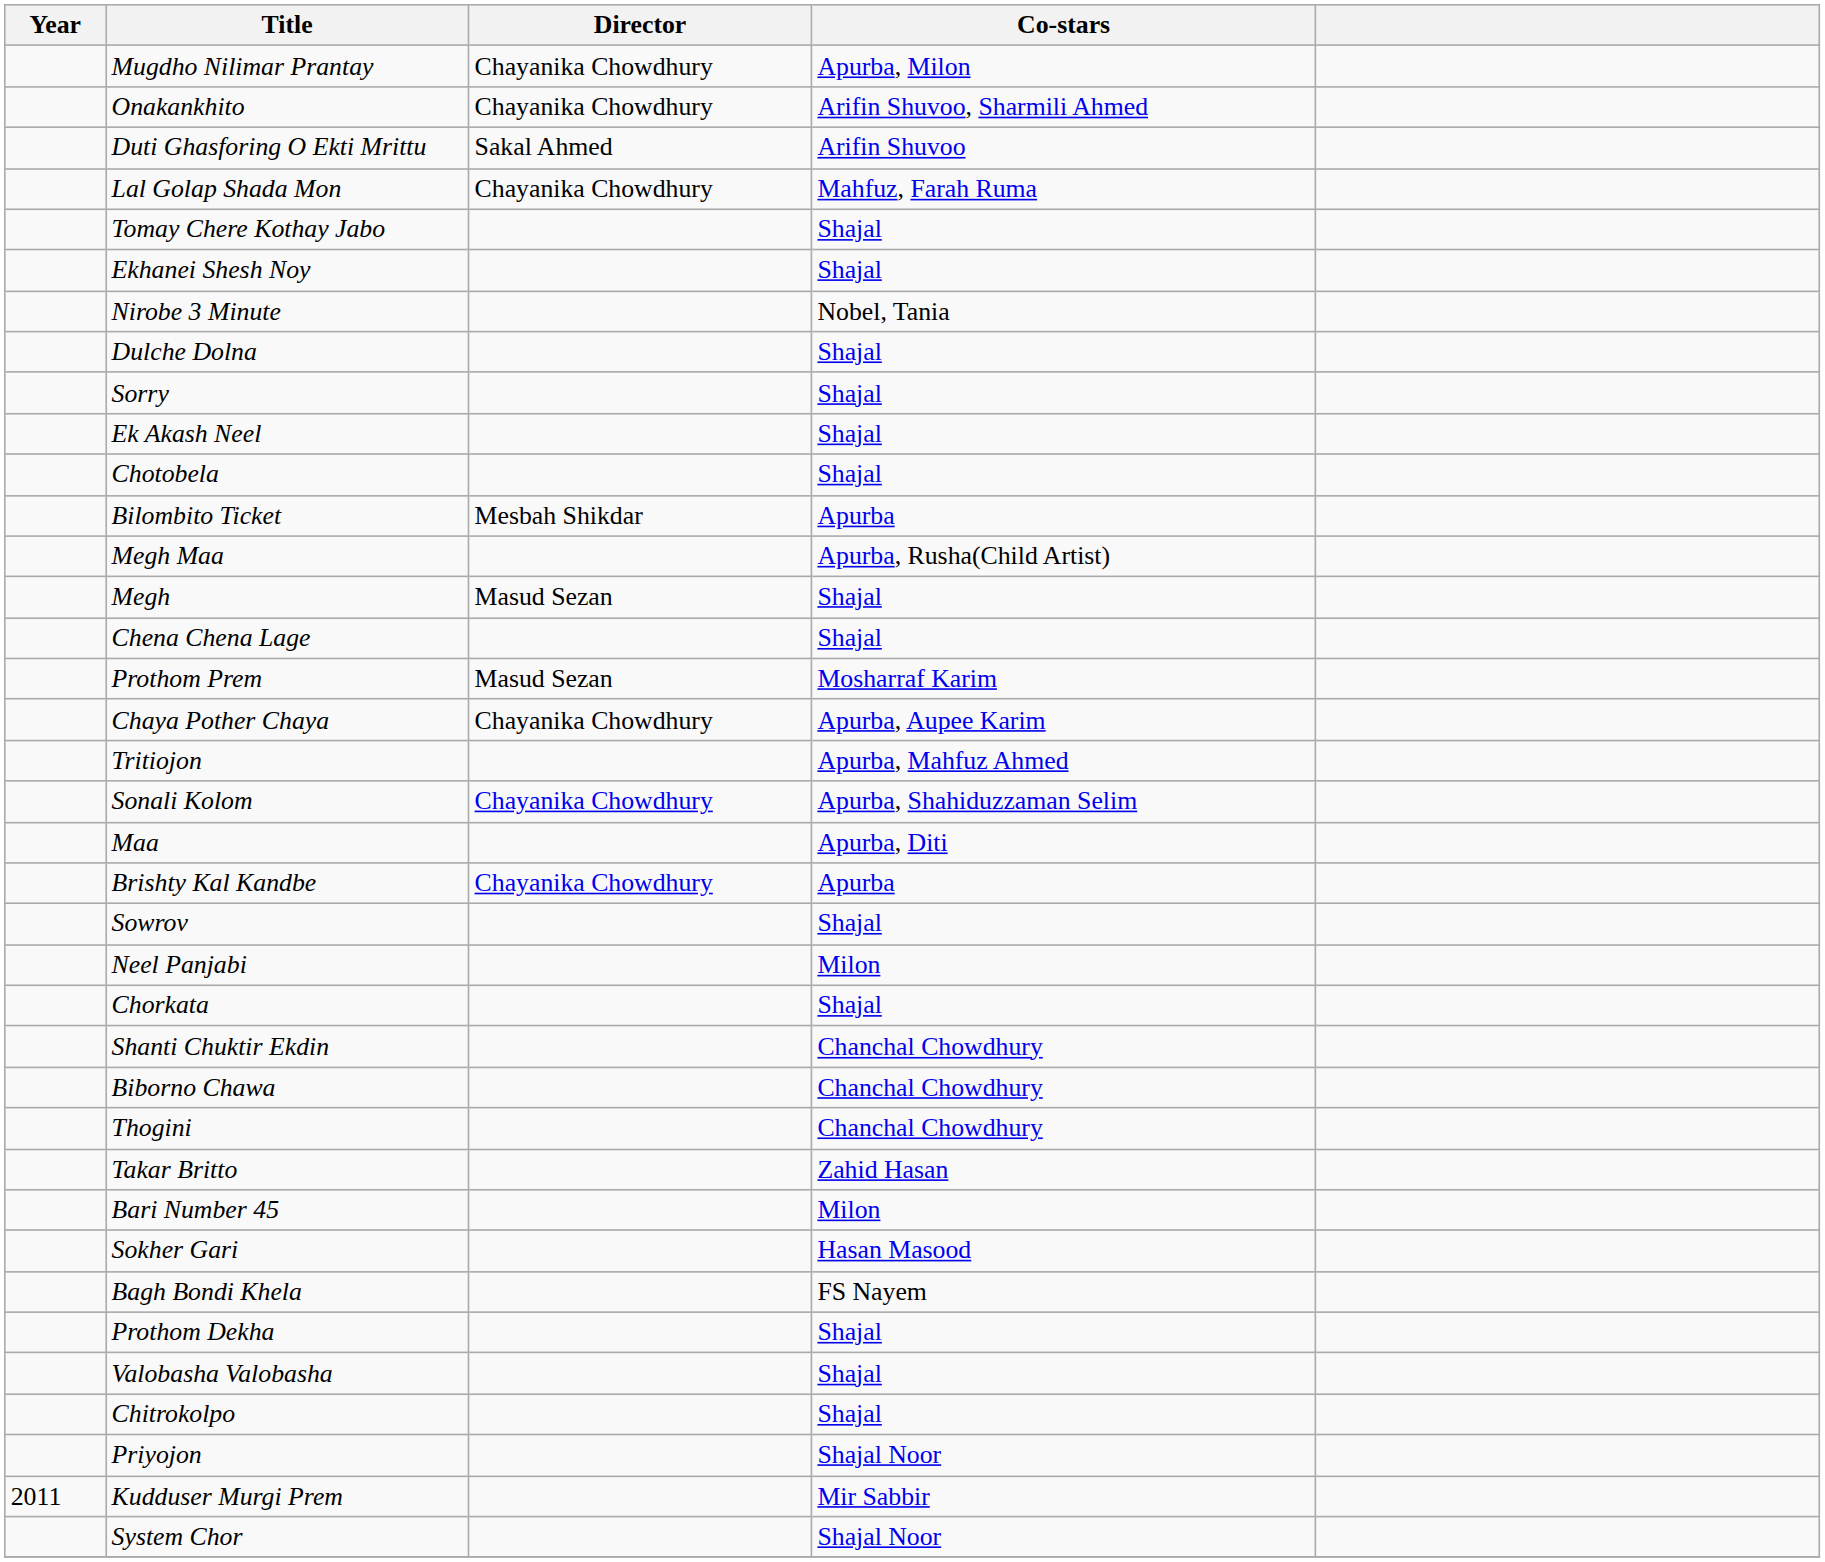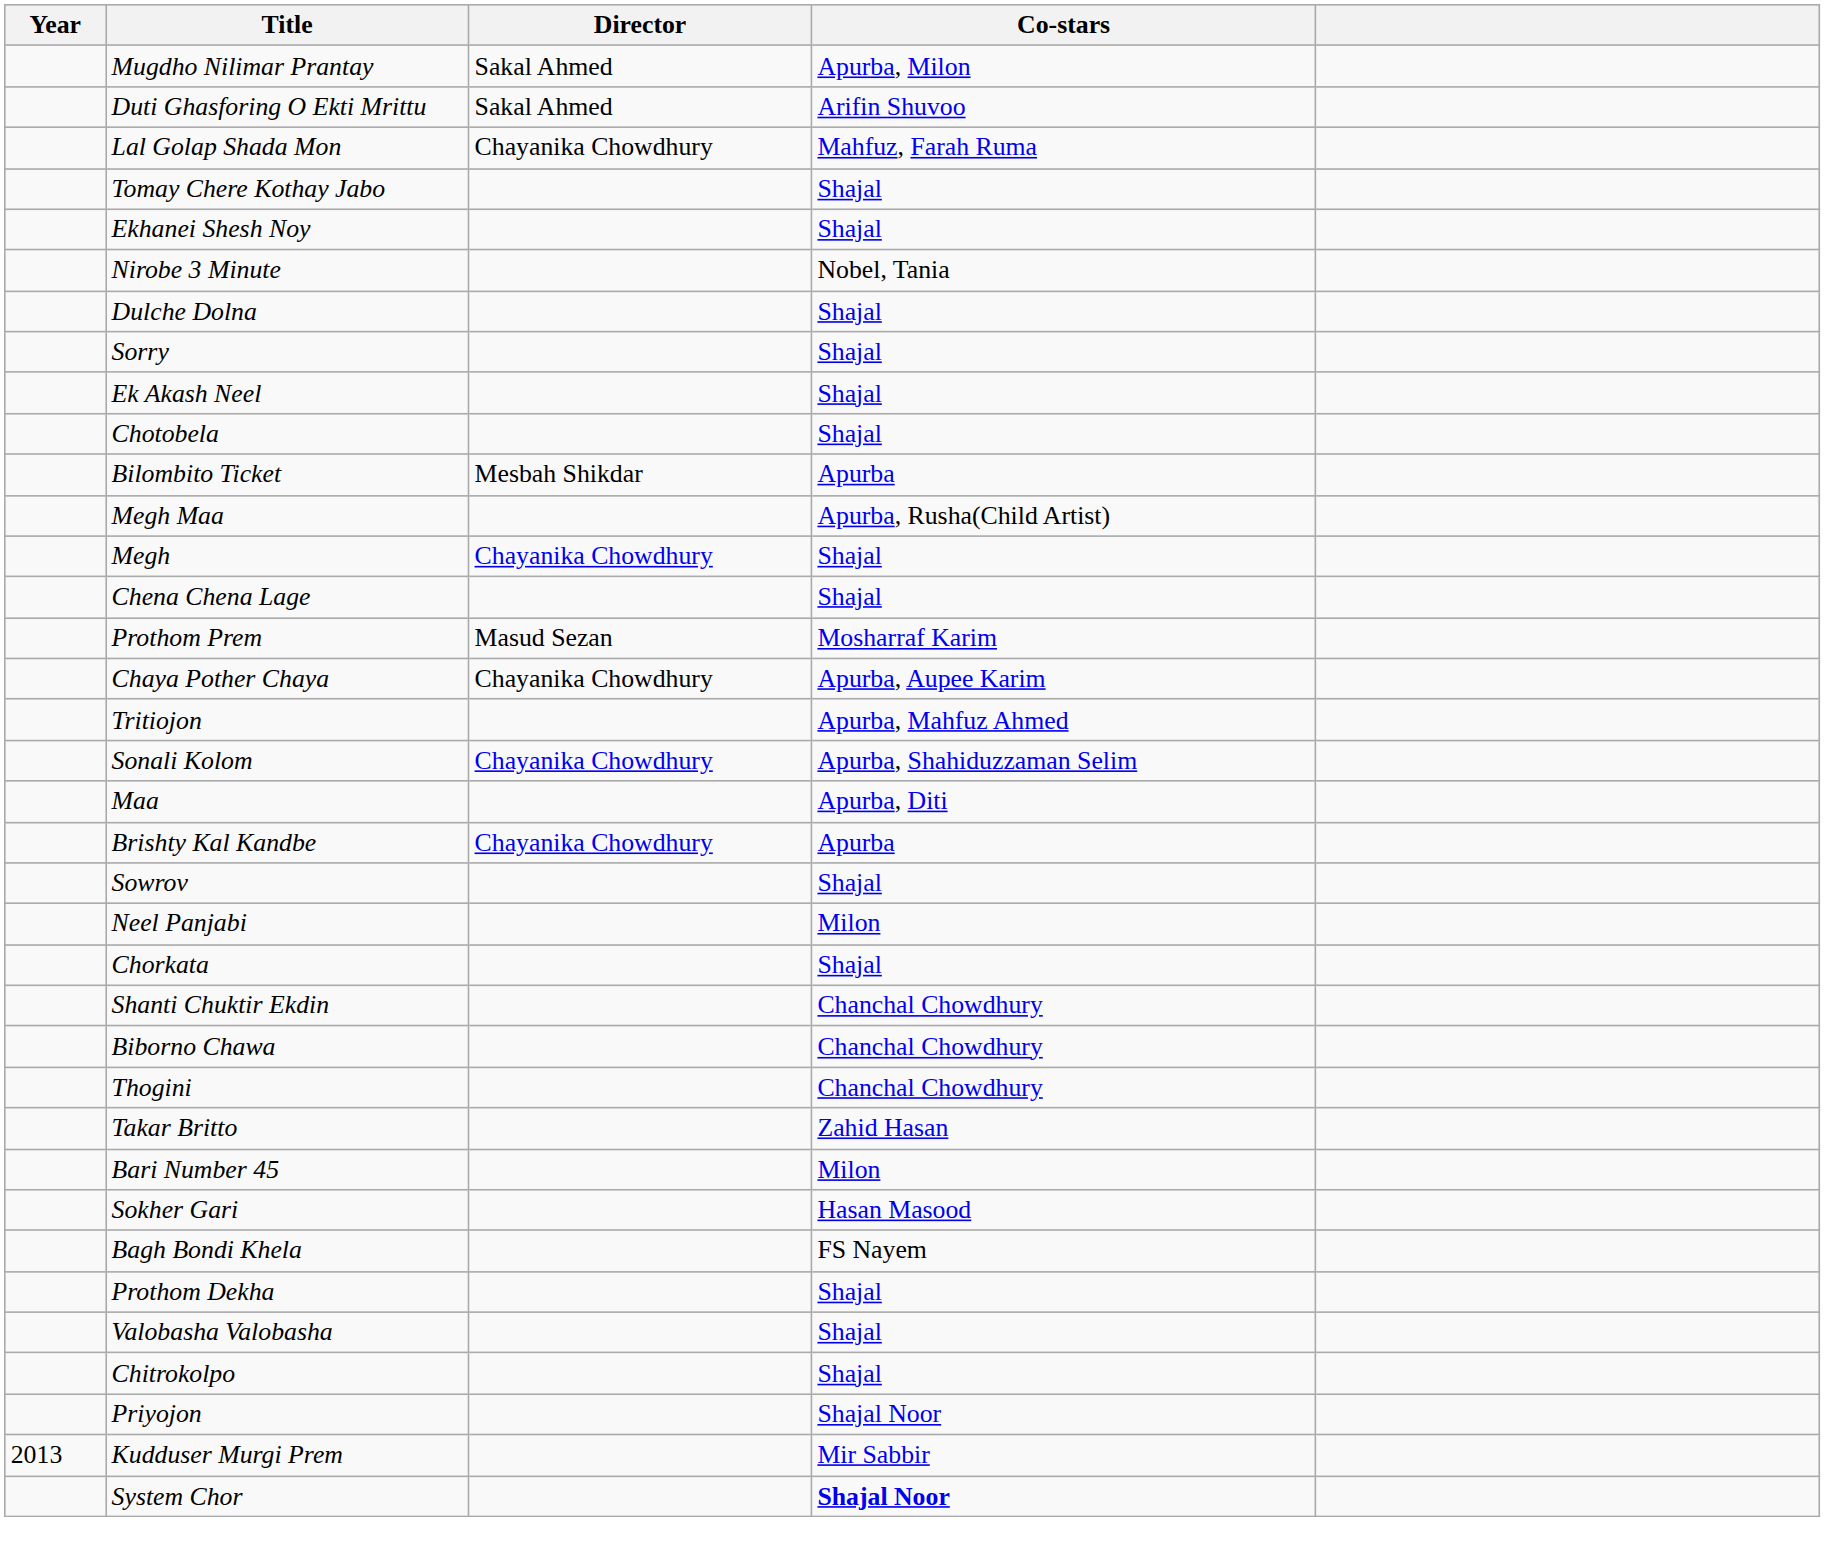(594, 65) Chayanika Chowdhury -> (544, 65) Sakal Ahmed
- row: (178, 106)
(544, 596) Masud Sezan -> (594, 556) Chayanika Chowdhury
(36, 1495) 2011 -> (37, 1454) 2013
(879, 1536) normal -> (884, 1495) bold
